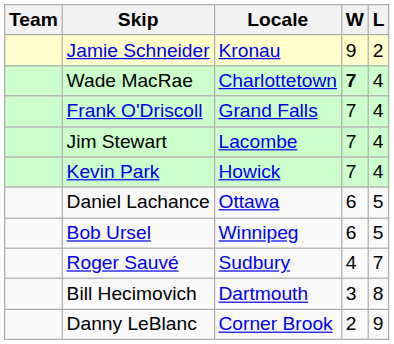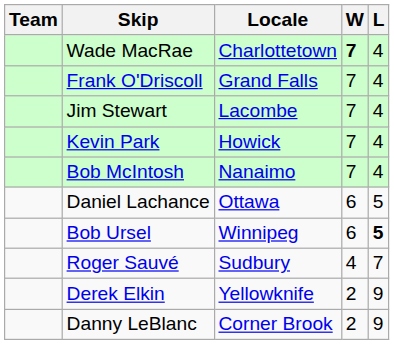- row: (138, 50)
+ row: (125, 171)
(378, 232) normal -> (378, 232) bold
- row: (132, 293)
+ row: (116, 293)
